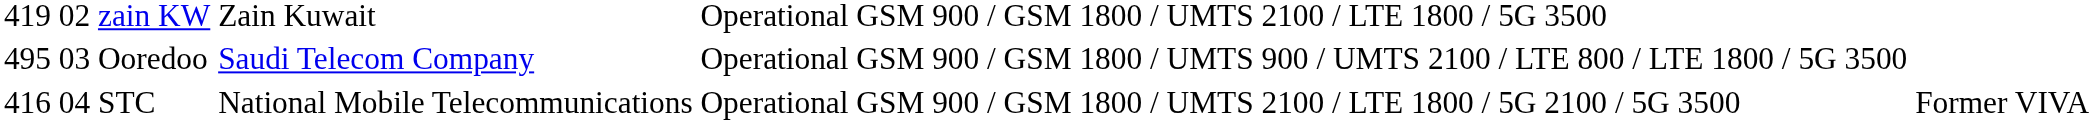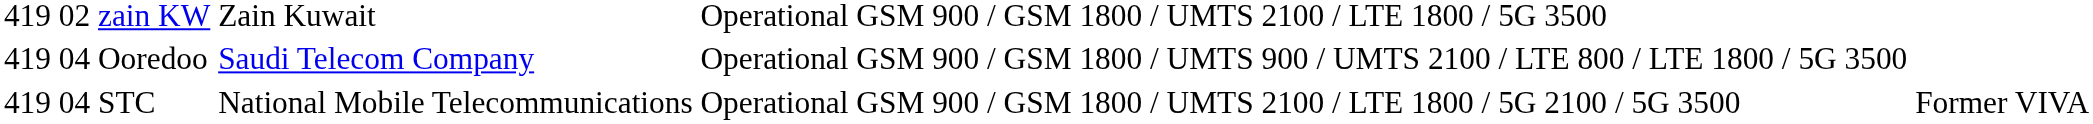(27, 59) 495 -> (27, 59) 419
(74, 59) 03 -> (74, 59) 04
(27, 102) 416 -> (27, 102) 419
